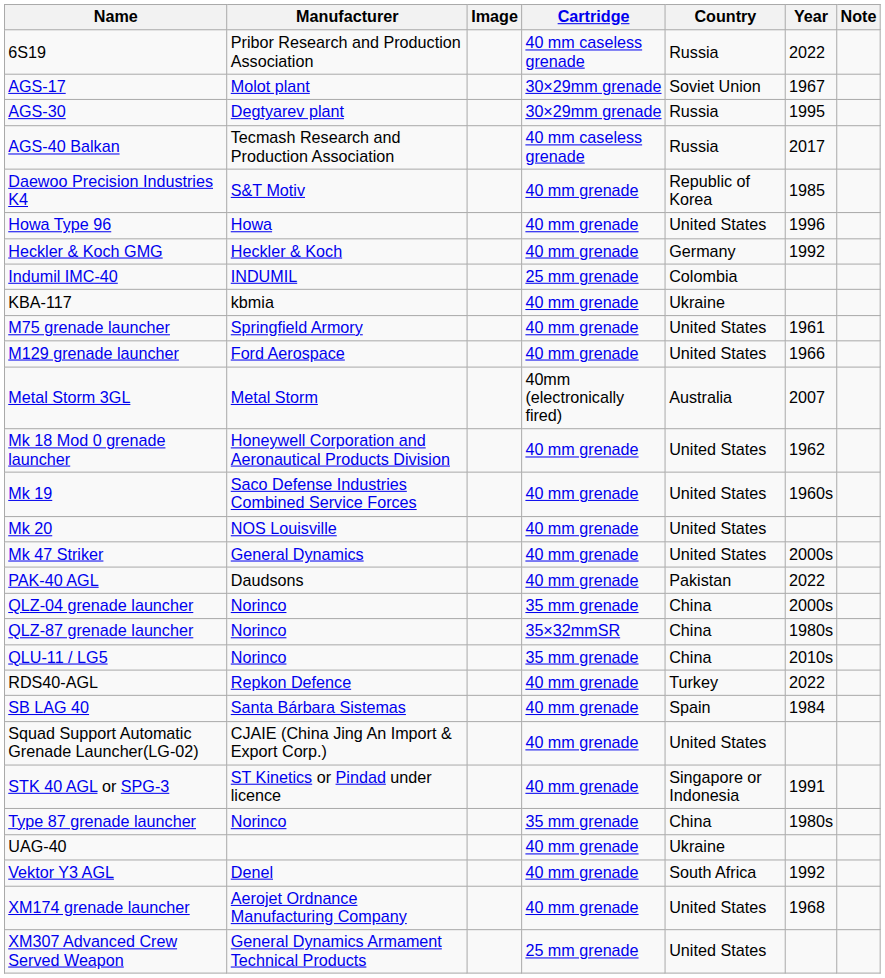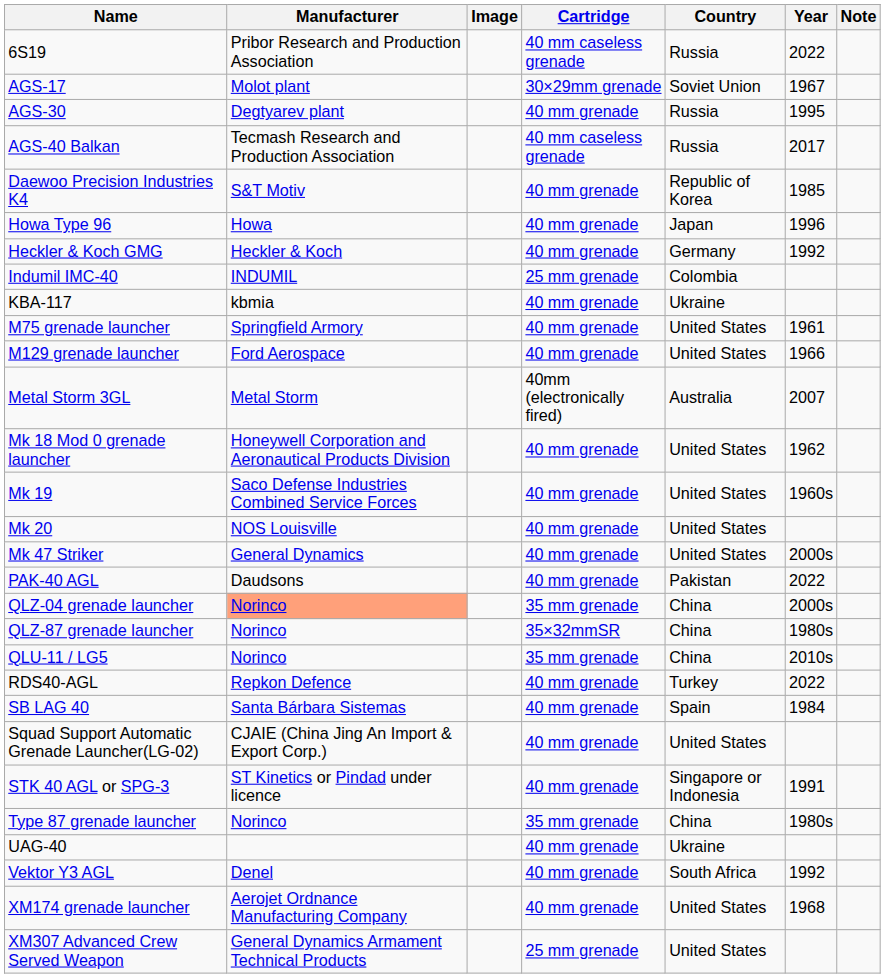(593, 112) 30×29mm grenade -> (582, 112) 40 mm grenade
(718, 225) United States -> (691, 225) Japan
(259, 605) no background -> (259, 605) lightsalmon background
